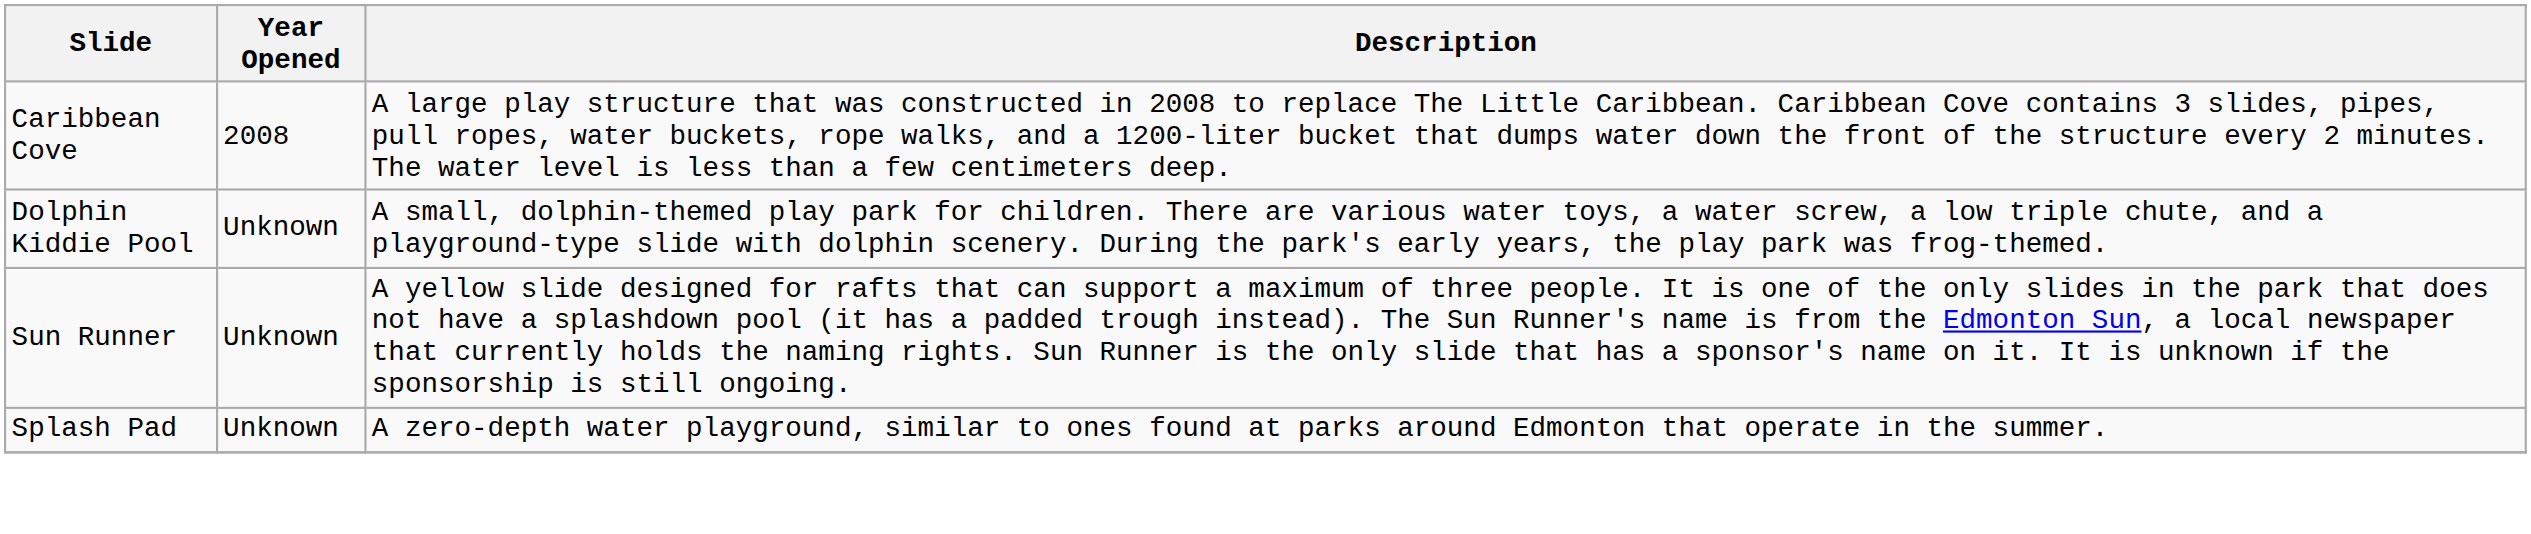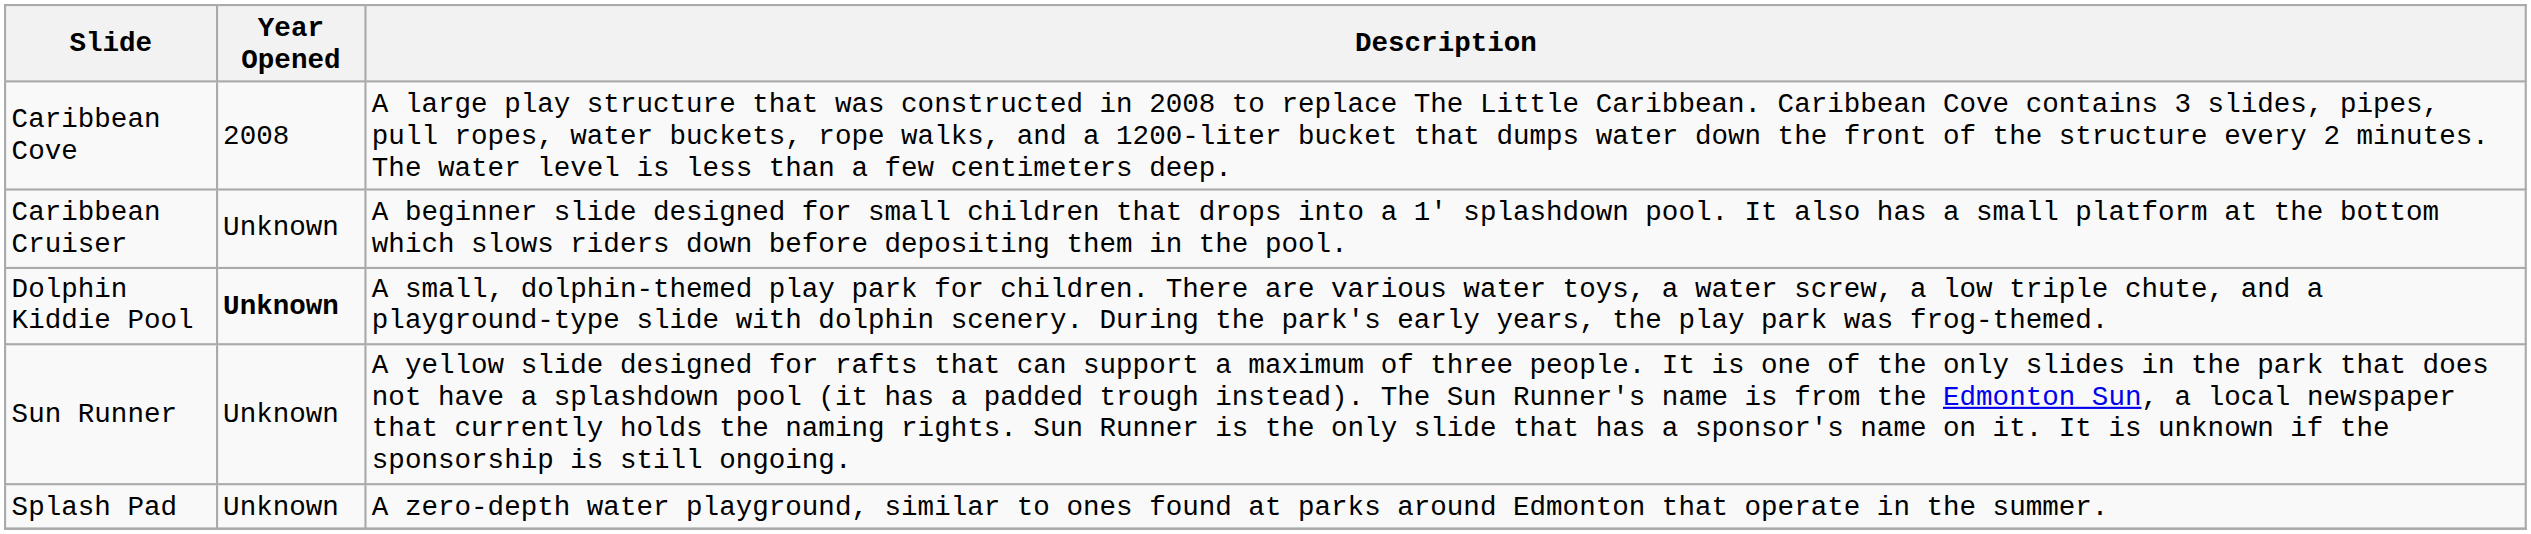+ row: (86, 229)
(281, 229) normal -> (281, 305) bold
